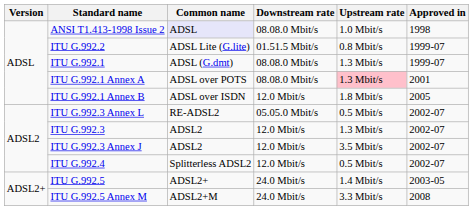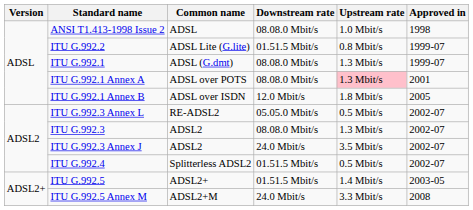(183, 29) lavender background -> (183, 29) no background
(281, 130) 12.0 Mbit/s -> (287, 130) 08.08.0 Mbit/s
(281, 146) 12.0 Mbit/s -> (281, 146) 24.0 Mbit/s
(281, 163) 12.0 Mbit/s -> (287, 163) 01.51.5 Mbit/s
(281, 180) 24.0 Mbit/s -> (287, 180) 01.51.5 Mbit/s
